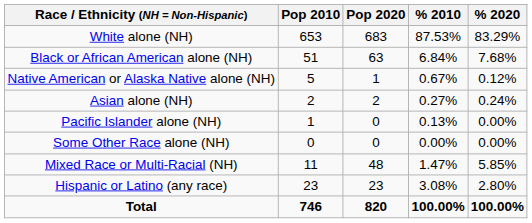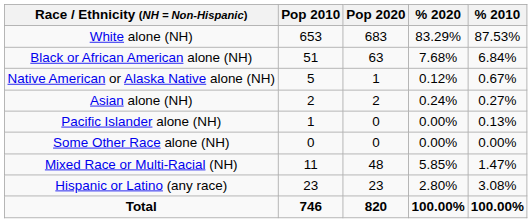columns swapped: (438, 15) <-> (497, 15)
